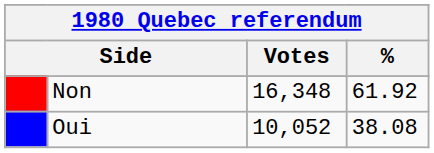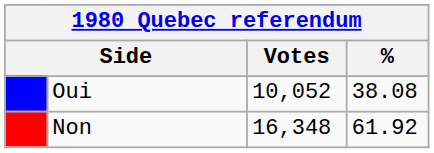rows swapped: (72, 94) <-> (72, 129)
